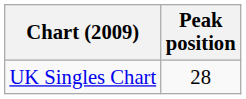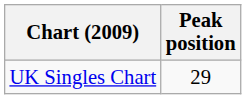(201, 76) 28 -> (201, 76) 29
